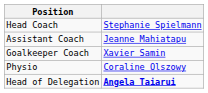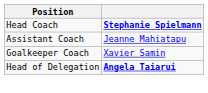(153, 25) normal -> (153, 25) bold
- row: (22, 67)
